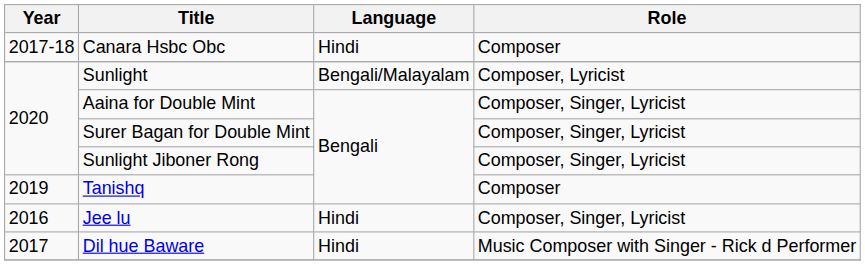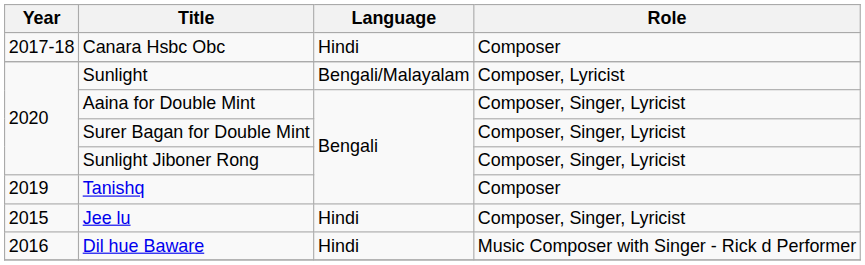(29, 217) 2016 -> (29, 217) 2015
(29, 246) 2017 -> (29, 246) 2016
